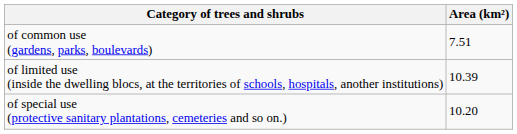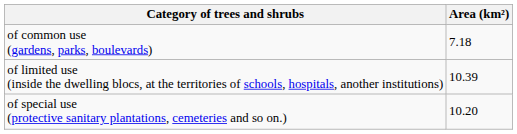(460, 42) 7.51 -> (460, 42) 7.18
